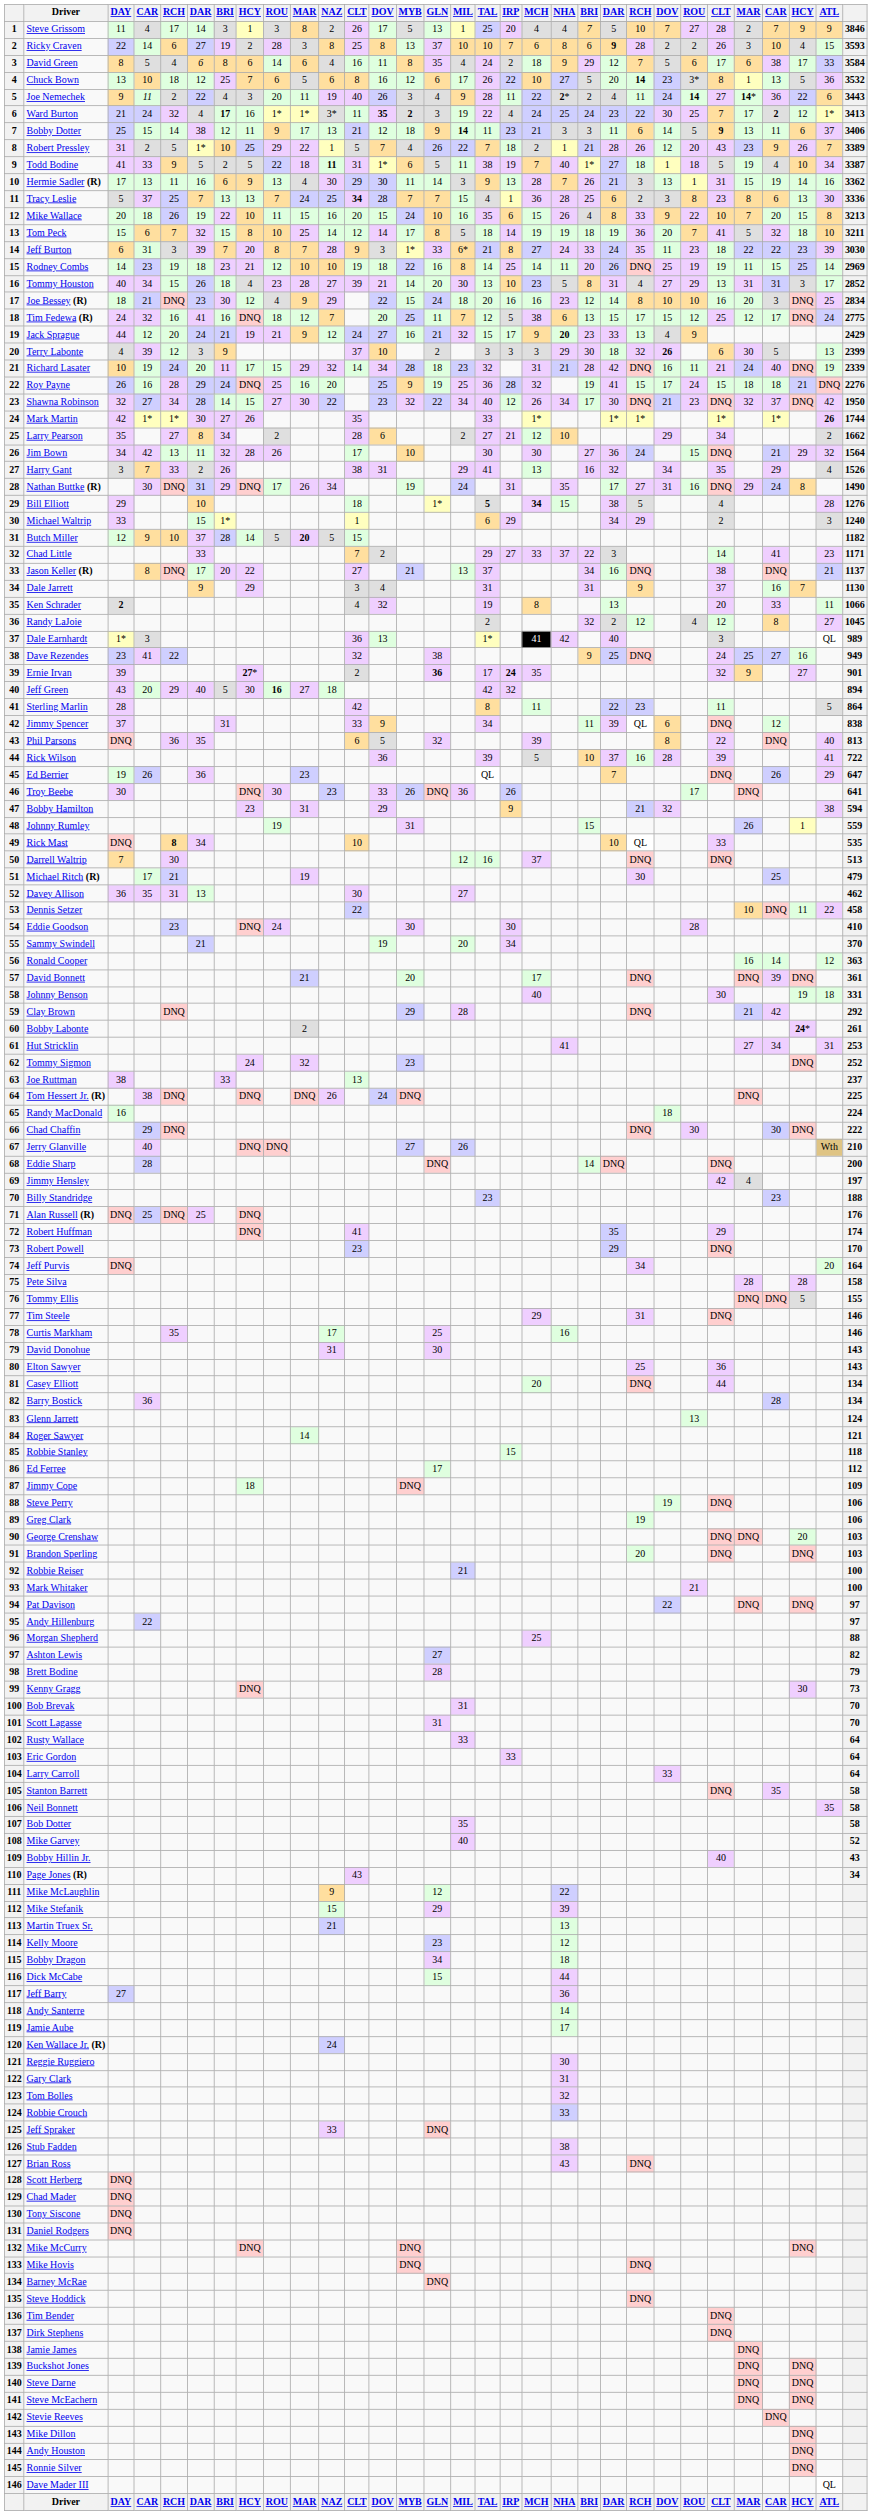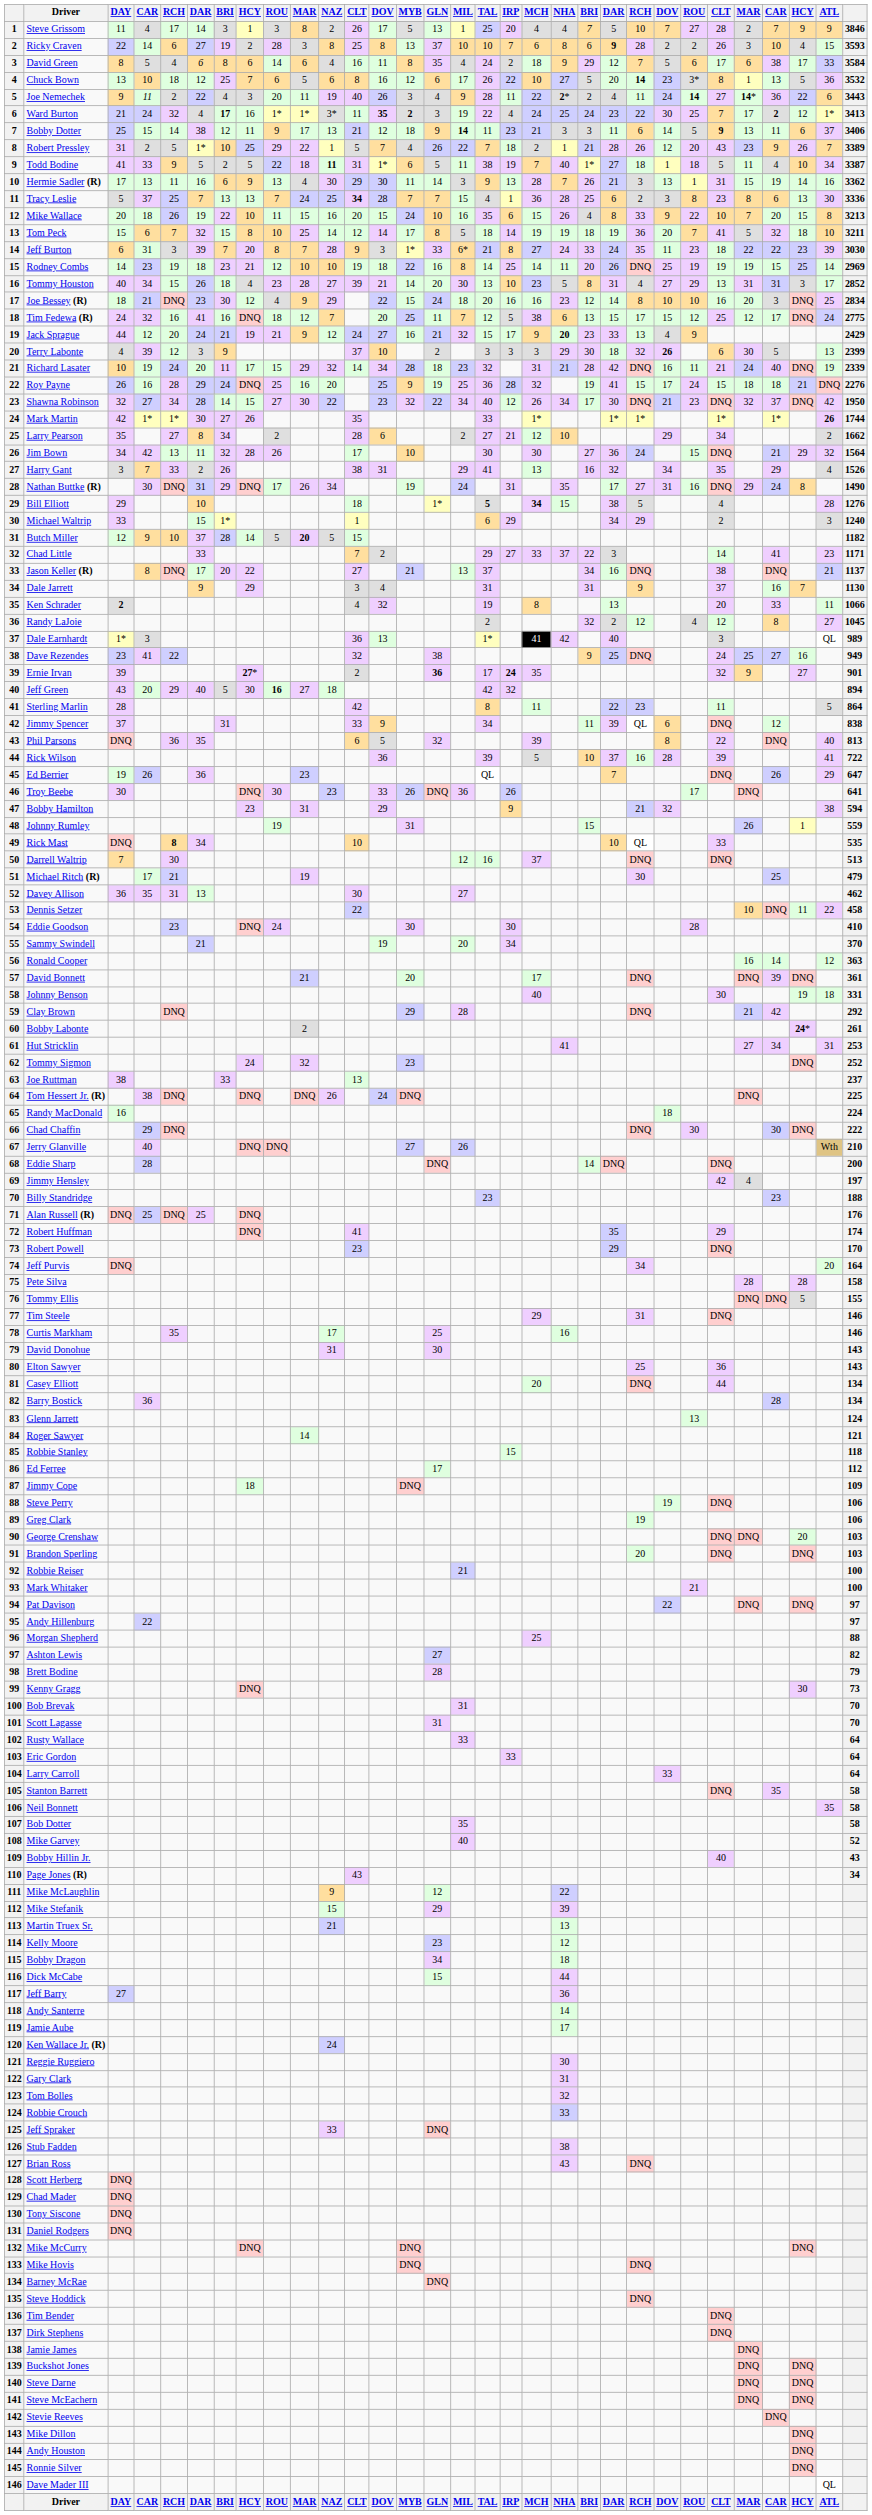(748, 165) 19 -> (748, 165) 11
(748, 267) 11 -> (748, 267) 19
